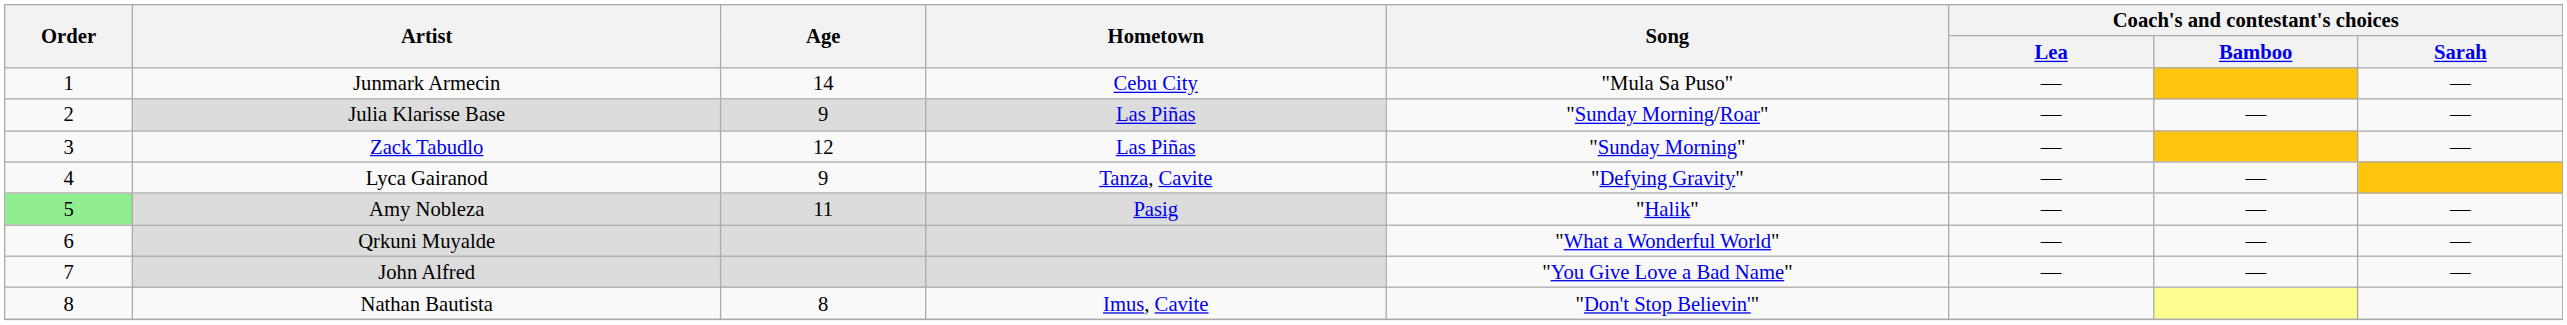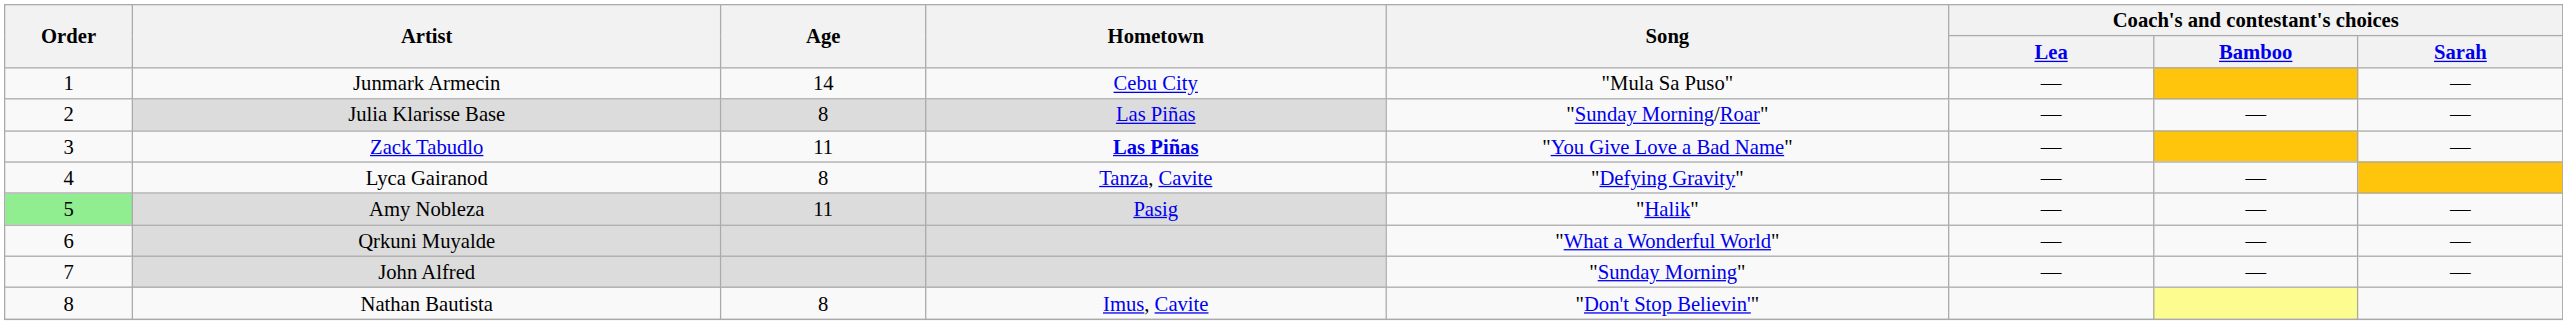(823, 115) 9 -> (823, 115) 8
(823, 146) 12 -> (823, 146) 11
(1156, 146) normal -> (1156, 146) bold
(1667, 146) "Sunday Morning" -> (1667, 146) "You Give Love a Bad Name"
(823, 178) 9 -> (823, 178) 8
(1667, 272) "You Give Love a Bad Name" -> (1667, 272) "Sunday Morning"
